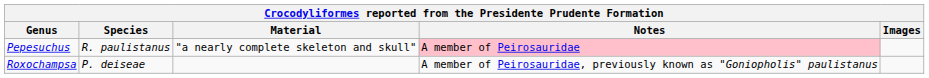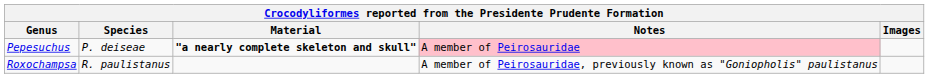(126, 47) R. paulistanus -> (113, 47) P. deiseae
(296, 47) normal -> (296, 47) bold
(113, 64) P. deiseae -> (126, 64) R. paulistanus
